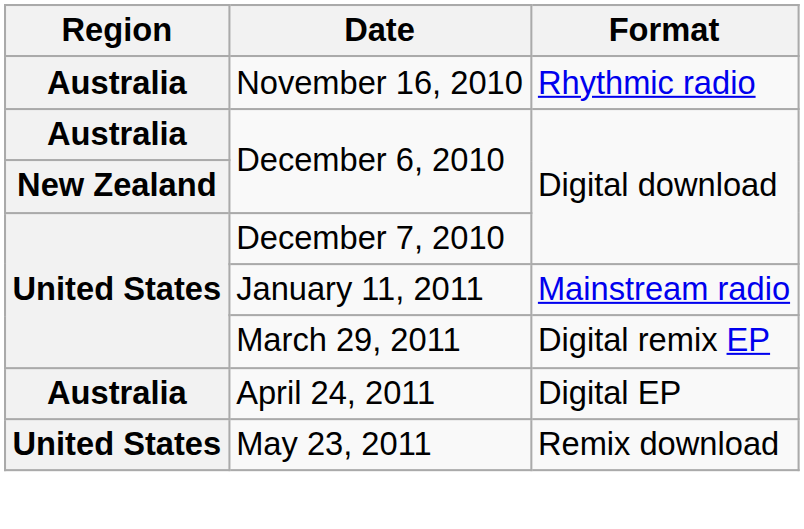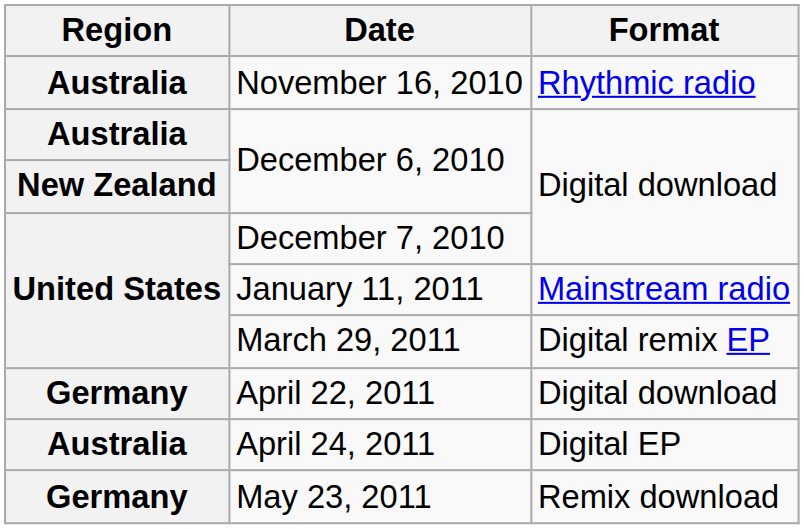+ row: (336, 392)
(117, 444) United States -> (117, 496) Germany
